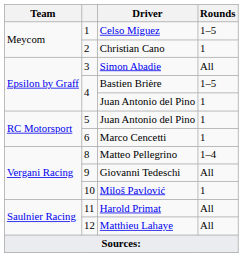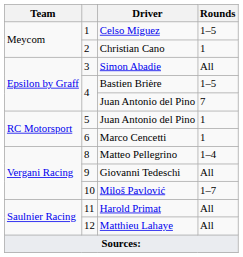(203, 101) 1 -> (203, 101) 7
(203, 190) 1 -> (208, 190) 1–7
